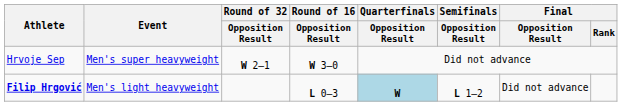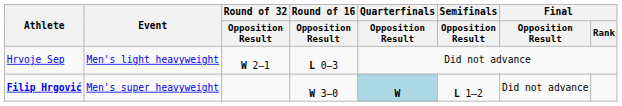(153, 60) Men's super heavyweight -> (153, 60) Men's light heavyweight
(324, 66) W 3–0 -> (324, 66) L 0–3
(153, 87) Men's light heavyweight -> (153, 87) Men's super heavyweight
(324, 93) L 0–3 -> (324, 93) W 3–0
